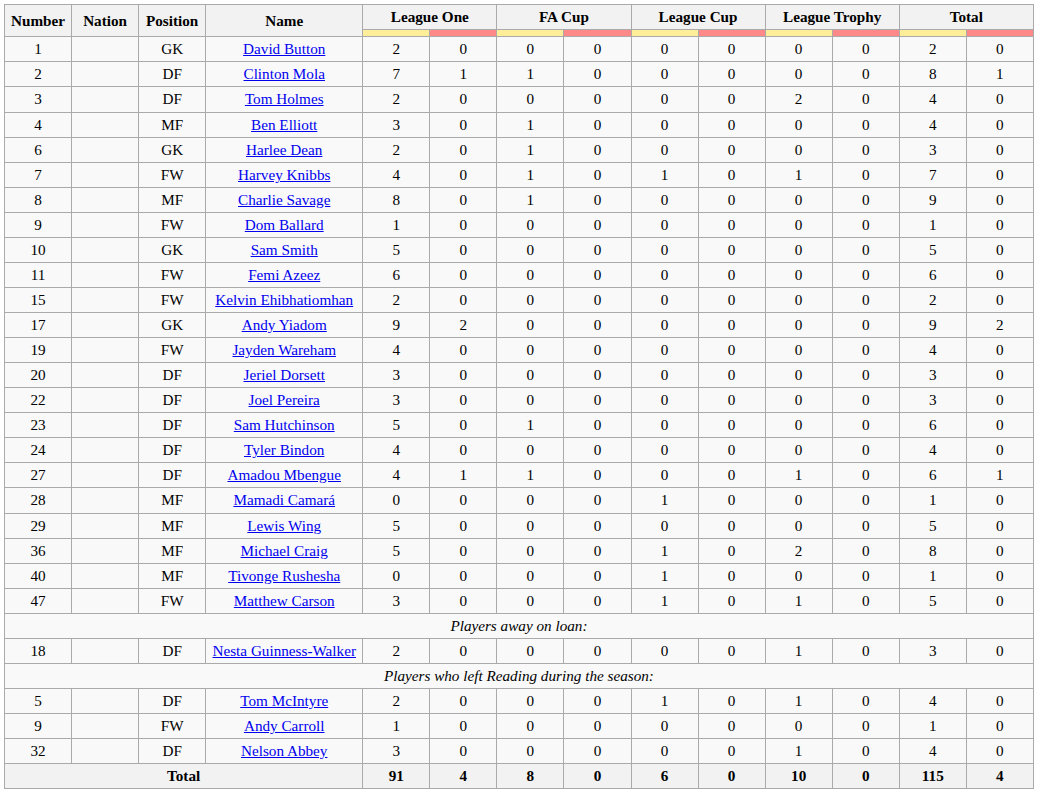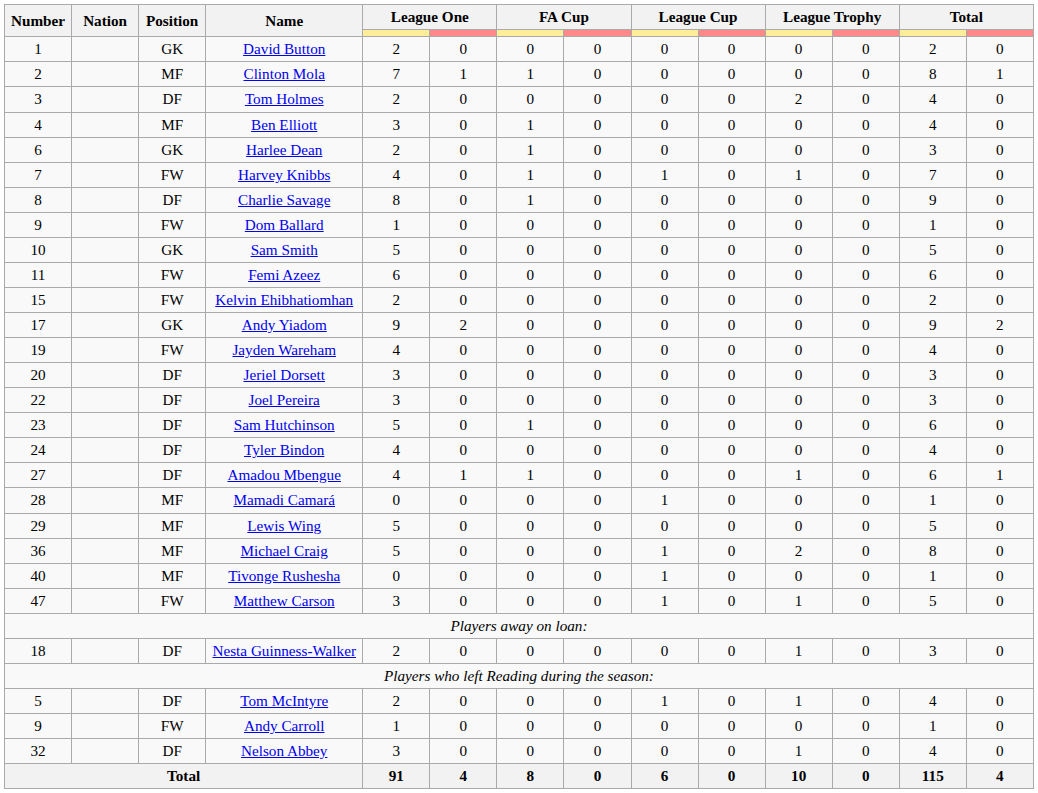(172, 74) DF -> (172, 74) MF
(172, 199) MF -> (172, 199) DF
